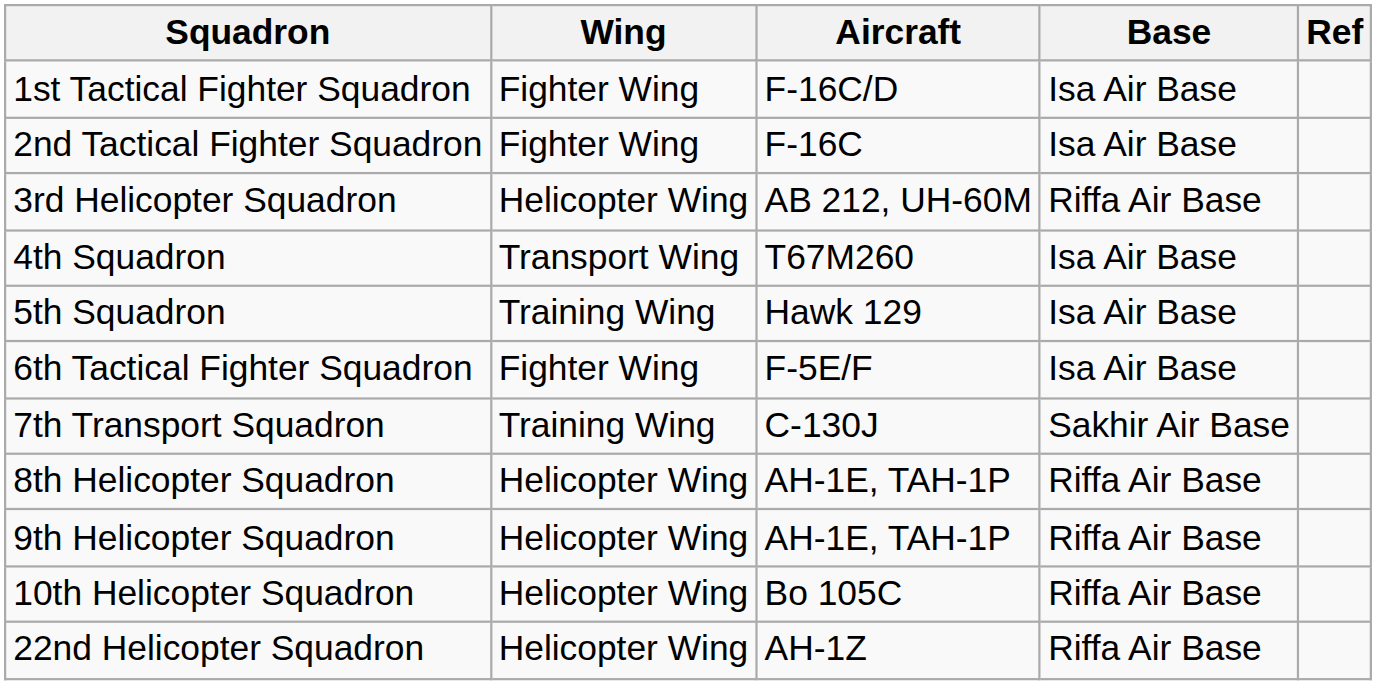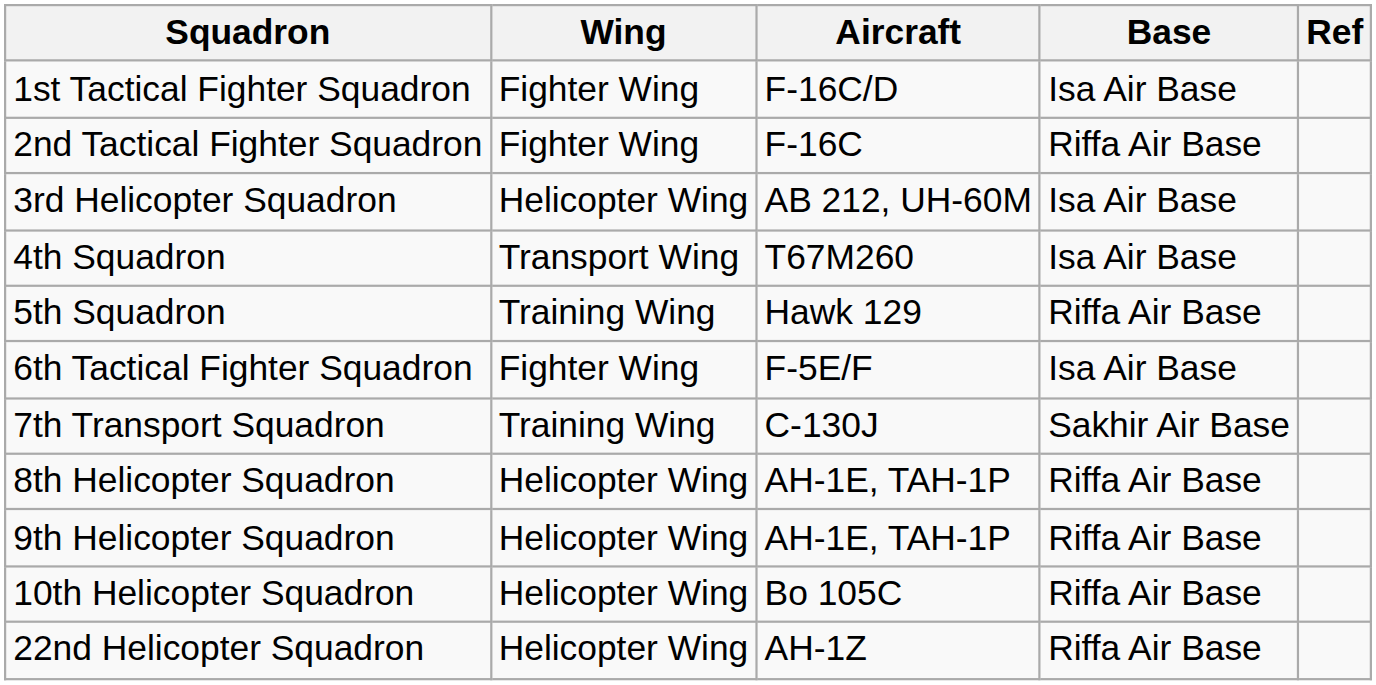(1142, 144) Isa Air Base -> (1155, 144) Riffa Air Base
(1155, 200) Riffa Air Base -> (1142, 200) Isa Air Base
(1142, 312) Isa Air Base -> (1155, 312) Riffa Air Base
